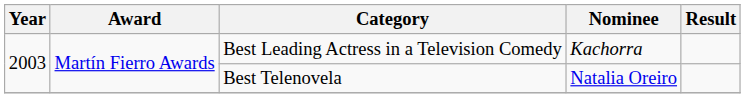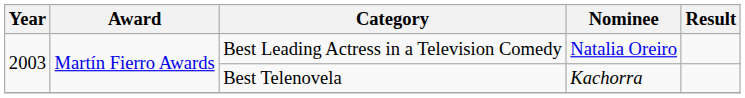(606, 48) Kachorra -> (624, 48) Natalia Oreiro
(624, 78) Natalia Oreiro -> (606, 78) Kachorra
